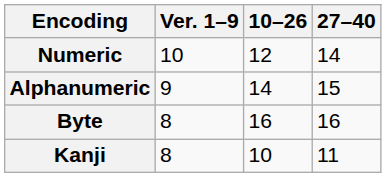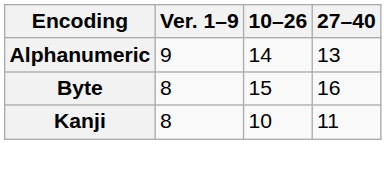- row: (80, 54)
(329, 88) 15 -> (329, 54) 13
(260, 121) 16 -> (260, 88) 15
